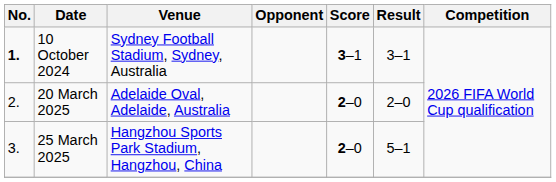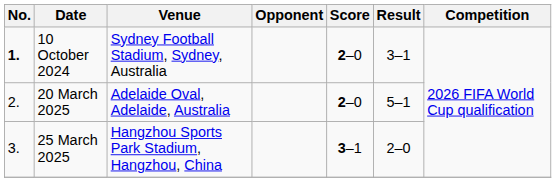(350, 54) 3–1 -> (350, 54) 2–0
(399, 102) 2–0 -> (399, 102) 5–1
(350, 149) 2–0 -> (350, 149) 3–1
(399, 149) 5–1 -> (399, 149) 2–0
